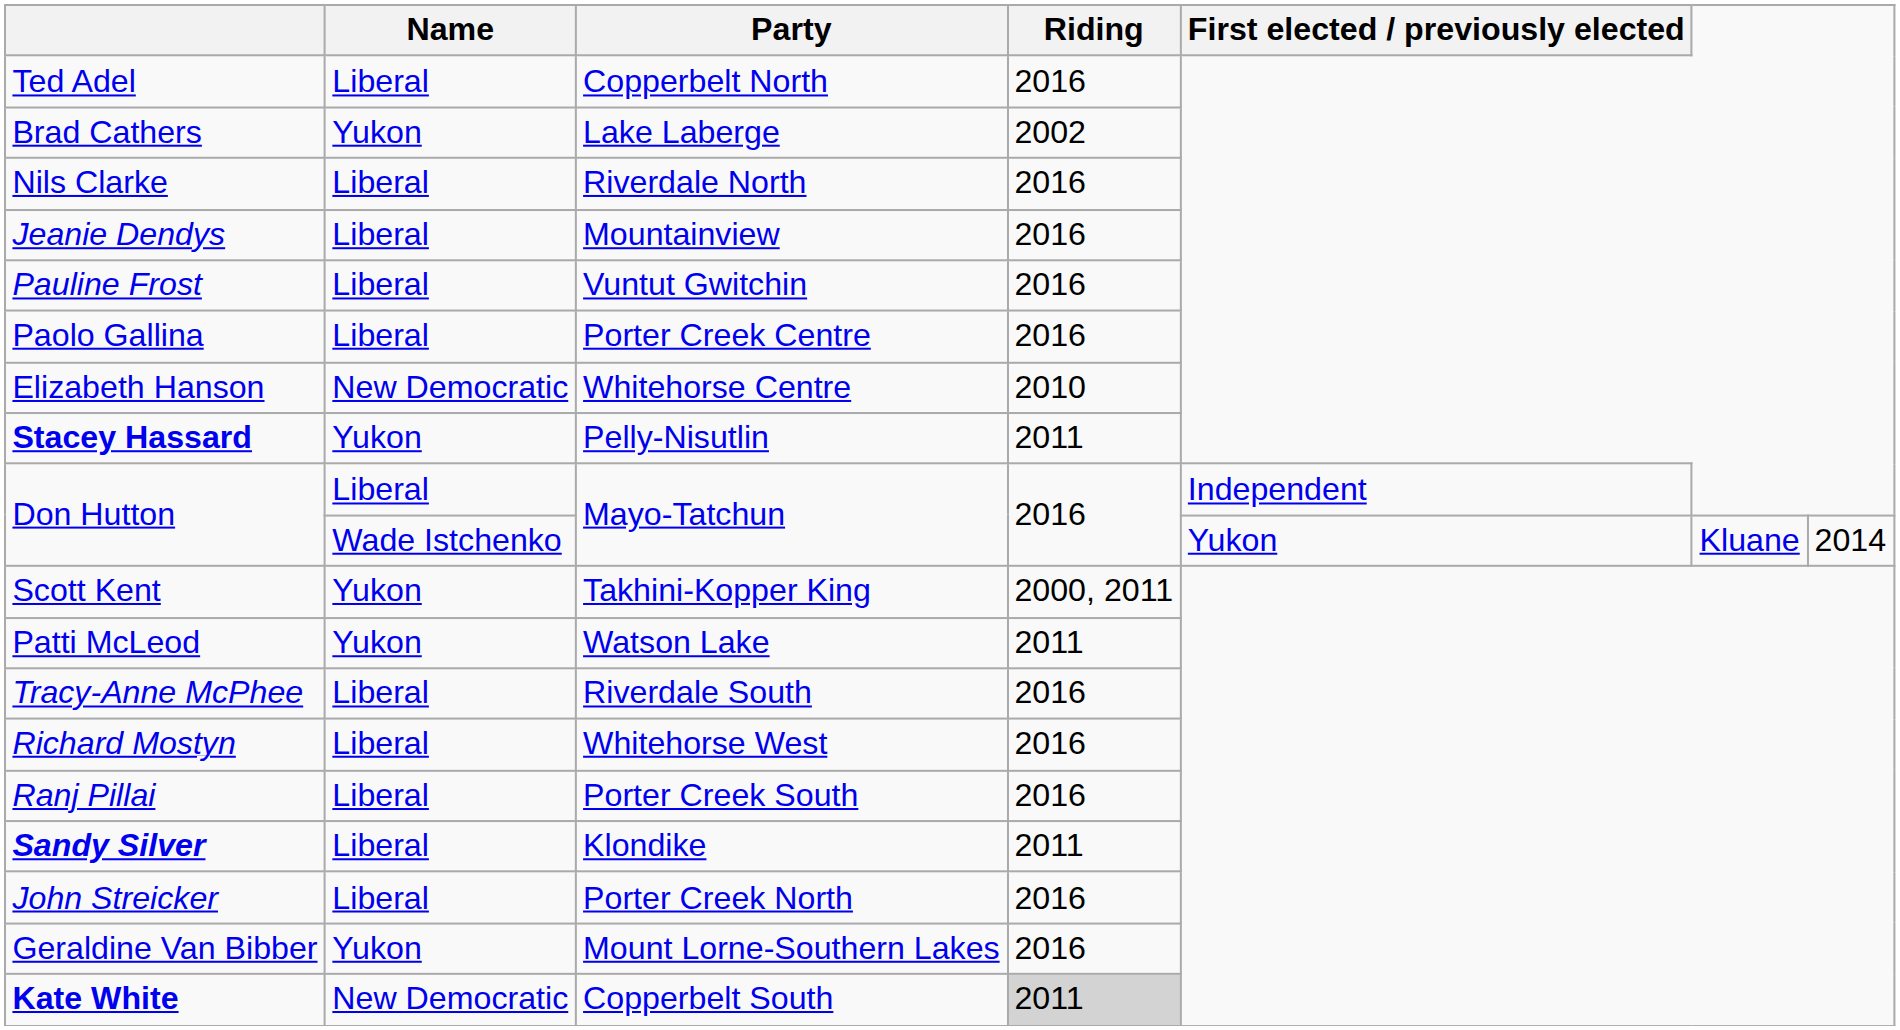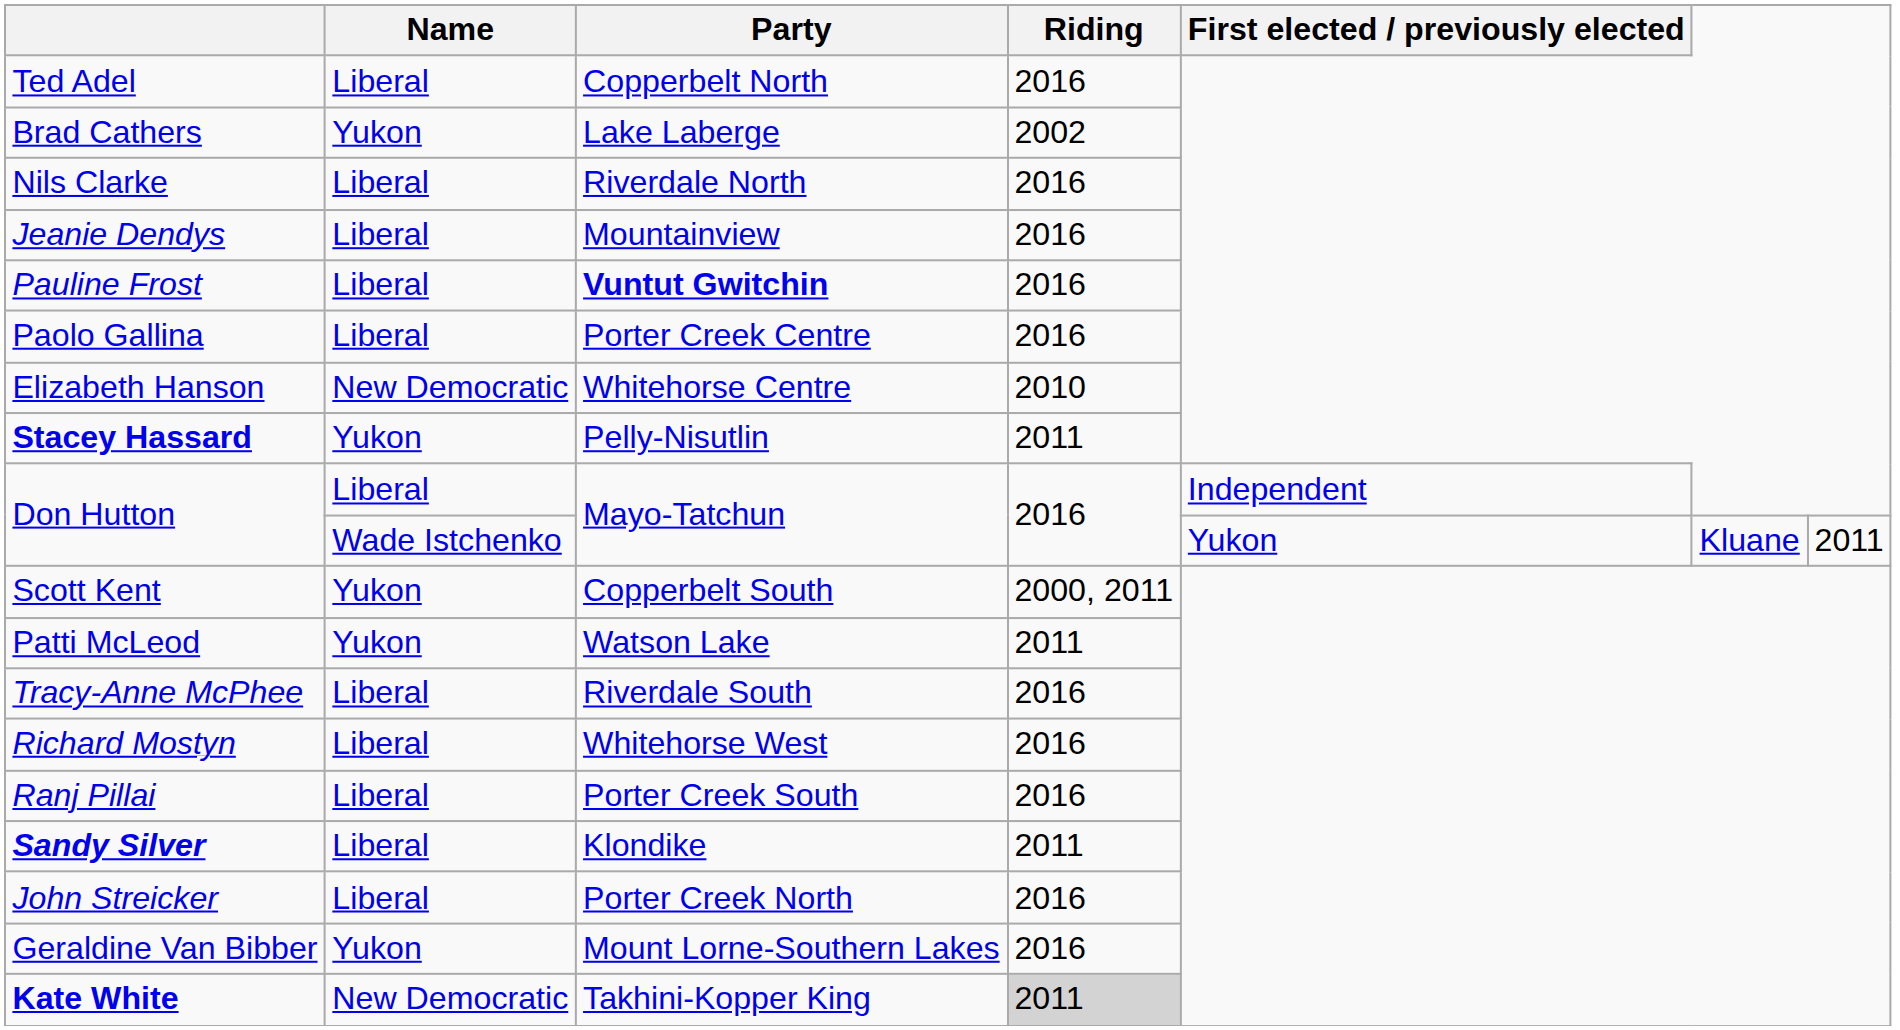(695, 285) normal -> (706, 285) bold
(1850, 540) 2014 -> (1849, 540) 2011
(727, 591) Takhini-Kopper King -> (708, 591) Copperbelt South
(708, 999) Copperbelt South -> (727, 999) Takhini-Kopper King
